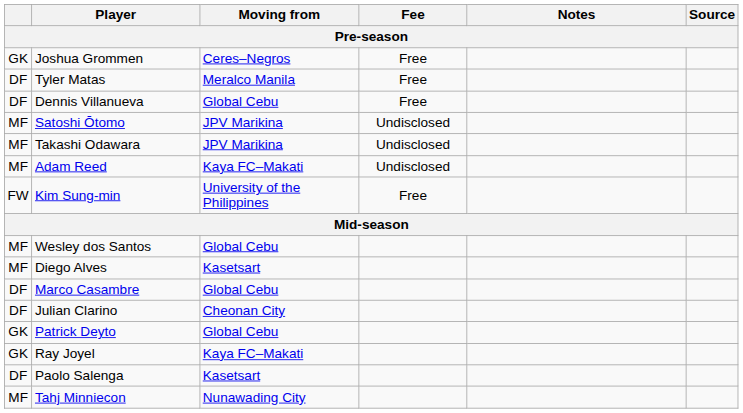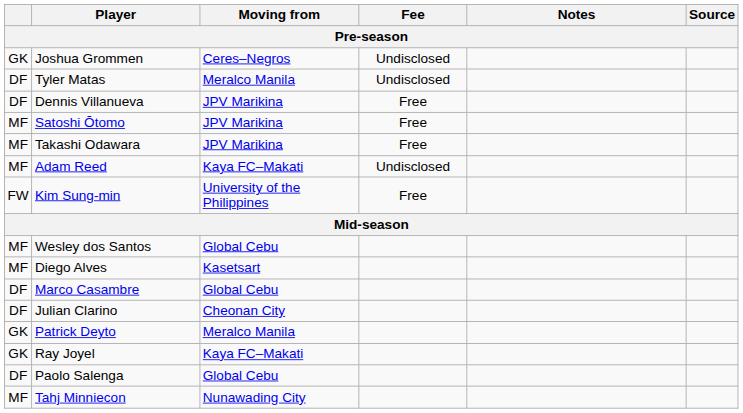(413, 58) Free -> (413, 58) Undisclosed
(413, 79) Free -> (413, 79) Undisclosed
(241, 101) Global Cebu -> (243, 101) JPV Marikina
(413, 123) Undisclosed -> (413, 123) Free
(413, 144) Undisclosed -> (413, 144) Free
(241, 332) Global Cebu -> (249, 332) Meralco Manila
(231, 375) Kasetsart -> (241, 375) Global Cebu
